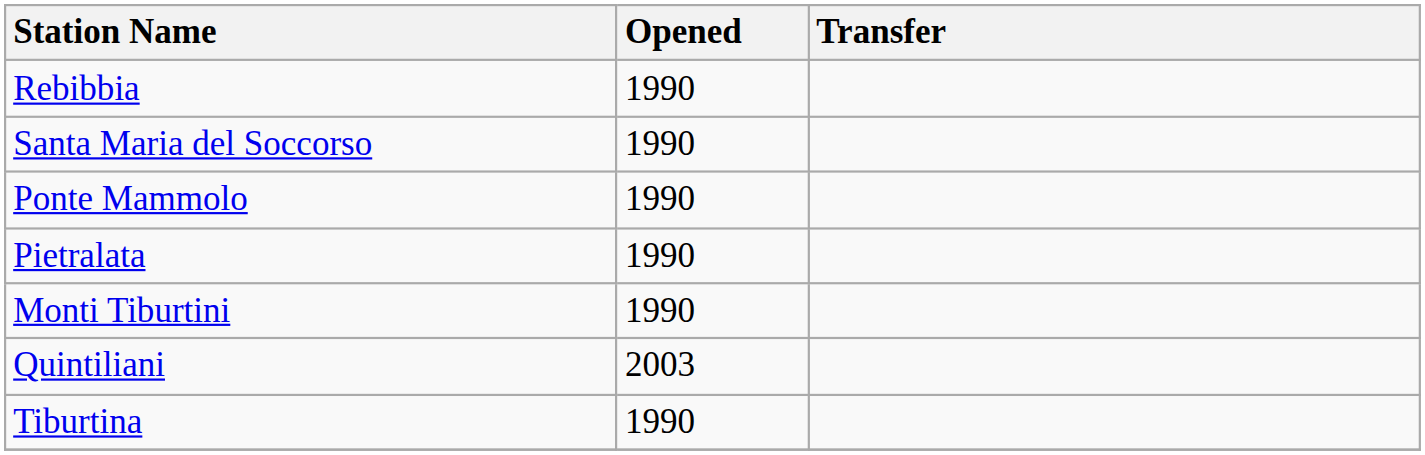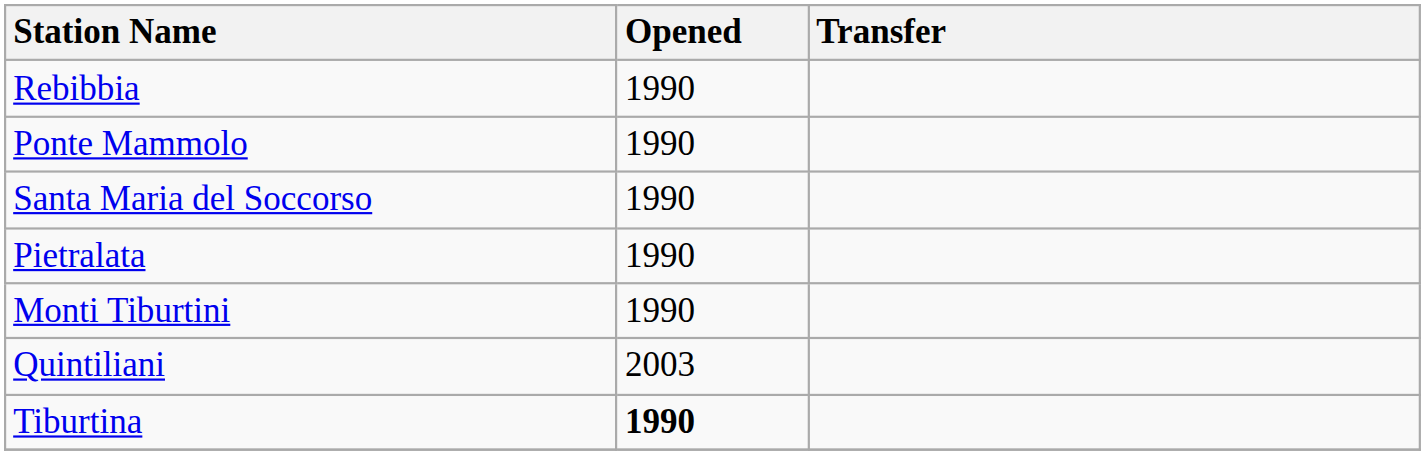rows swapped: (130, 198) <-> (193, 143)
(660, 421) normal -> (660, 421) bold
